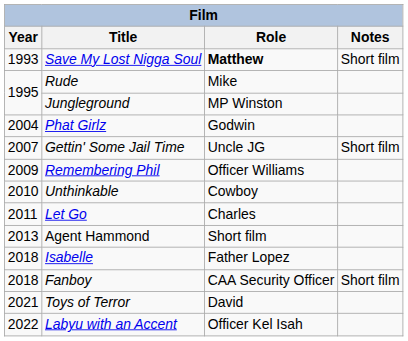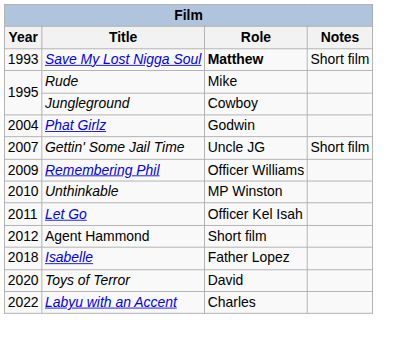(245, 103) MP Winston -> (233, 103) Cowboy
(233, 192) Cowboy -> (245, 192) MP Winston
(232, 214) Charles -> (255, 214) Officer Kel Isah
(23, 236) 2013 -> (23, 236) 2012
- row: (68, 280)
(23, 302) 2021 -> (23, 280) 2020
(255, 324) Officer Kel Isah -> (232, 302) Charles
